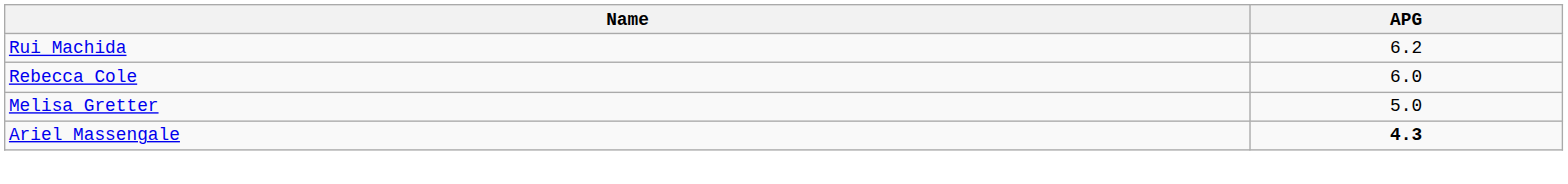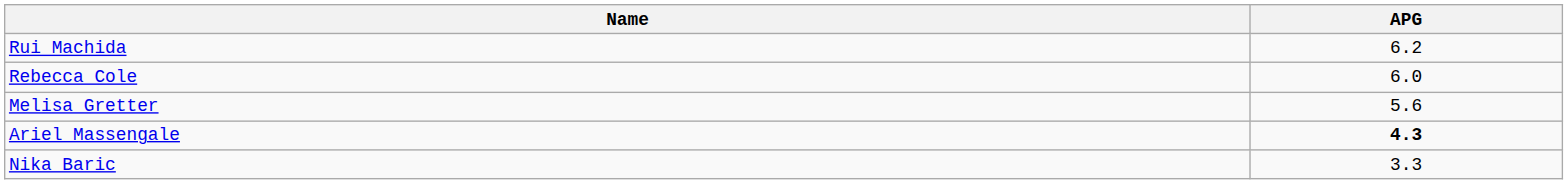(1406, 106) 5.0 -> (1406, 106) 5.6
+ row: (62, 164)
